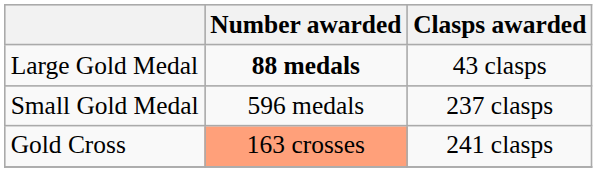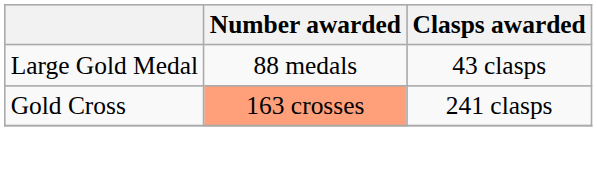(306, 65) bold -> (305, 65) normal
- row: (105, 105)
